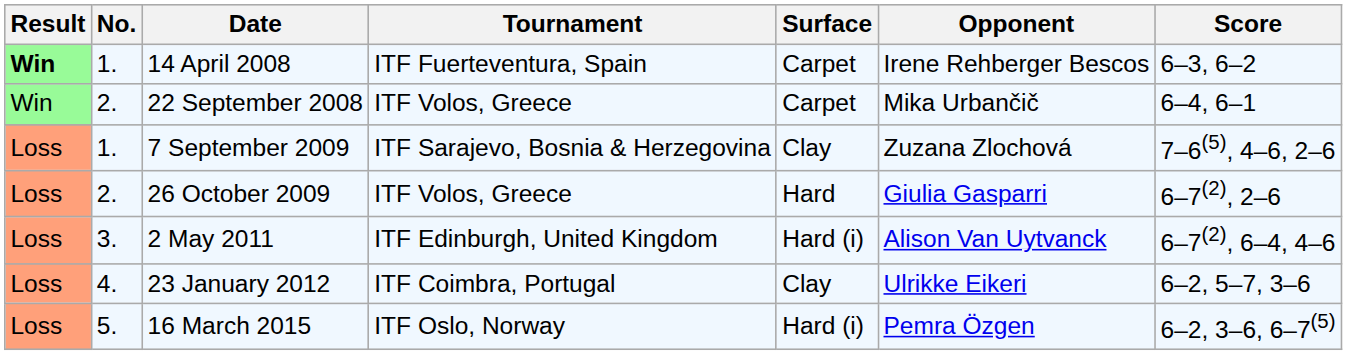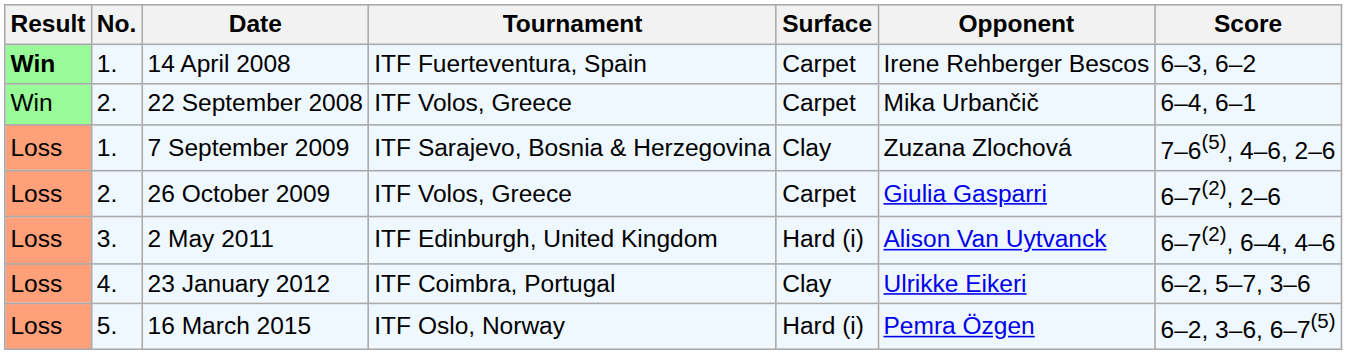(809, 192) Hard -> (819, 192) Carpet
